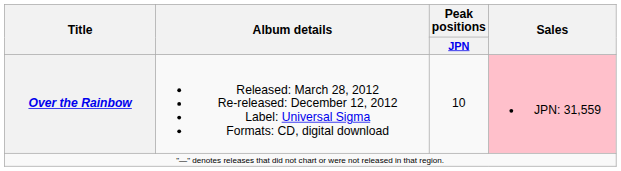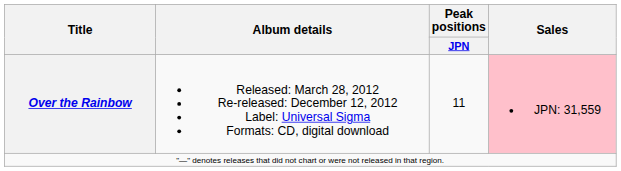(459, 103) 10 -> (459, 103) 11
